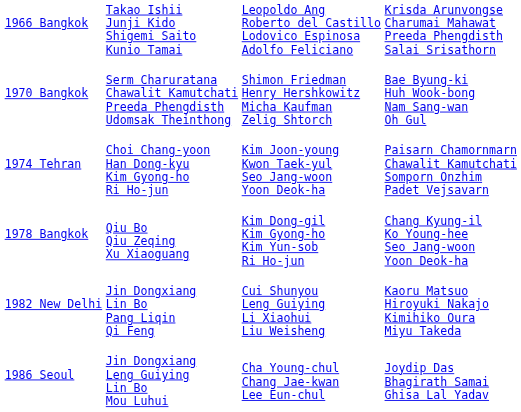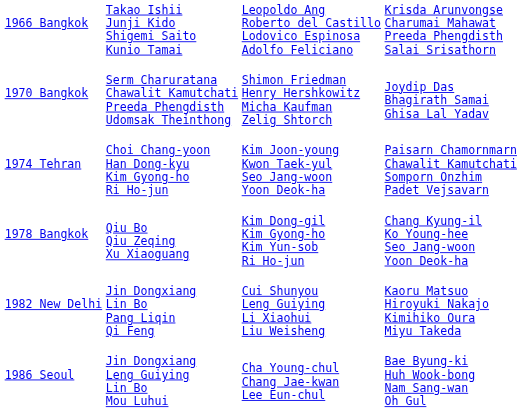(430, 100) Bae Byung-ki Huh Wook-bong Nam Sang-wan Oh Gul -> (437, 100) Joydip Das Bhagirath Samai Ghisa Lal Yadav
(437, 381) Joydip Das Bhagirath Samai Ghisa Lal Yadav -> (430, 381) Bae Byung-ki Huh Wook-bong Nam Sang-wan Oh Gul
